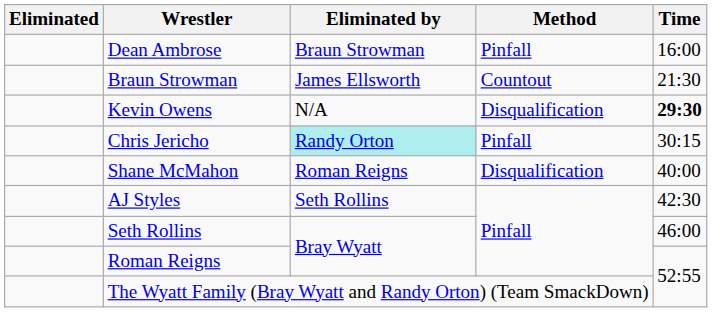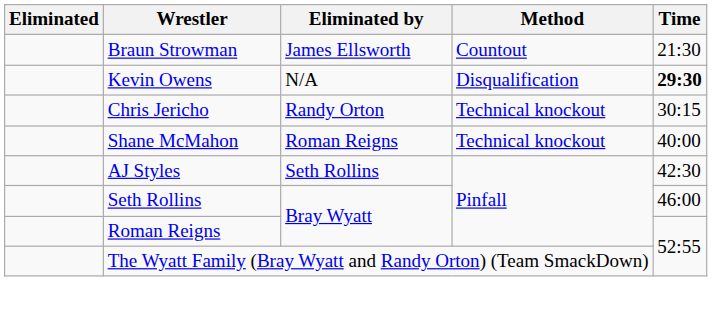- row: (165, 49)
(344, 140) paleturquoise background -> (335, 110) no background
(506, 140) Pinfall -> (531, 110) Technical knockout
(542, 170) Disqualification -> (531, 140) Technical knockout
